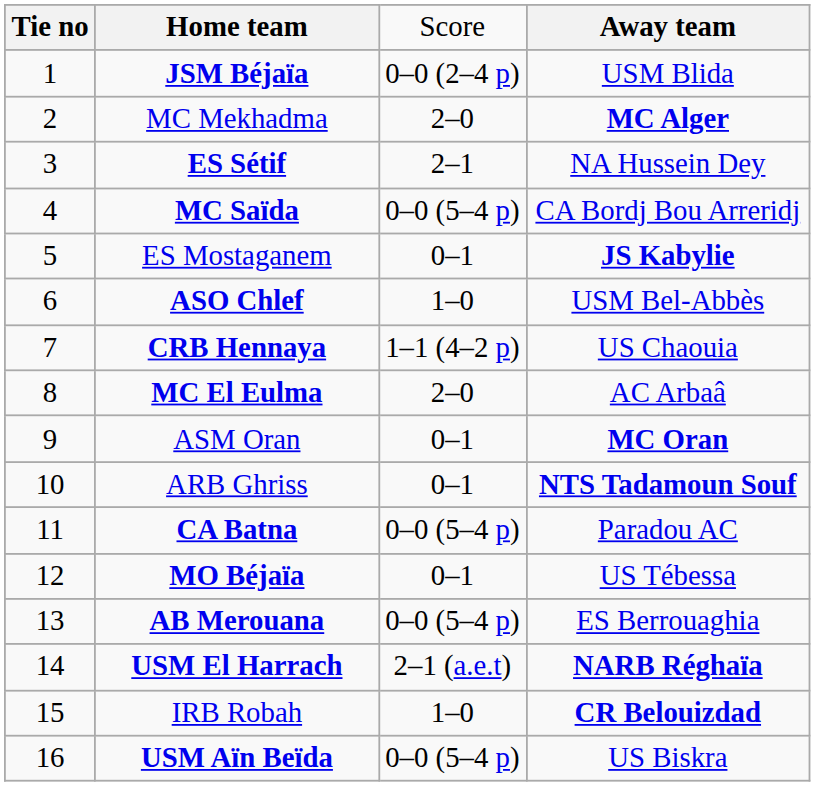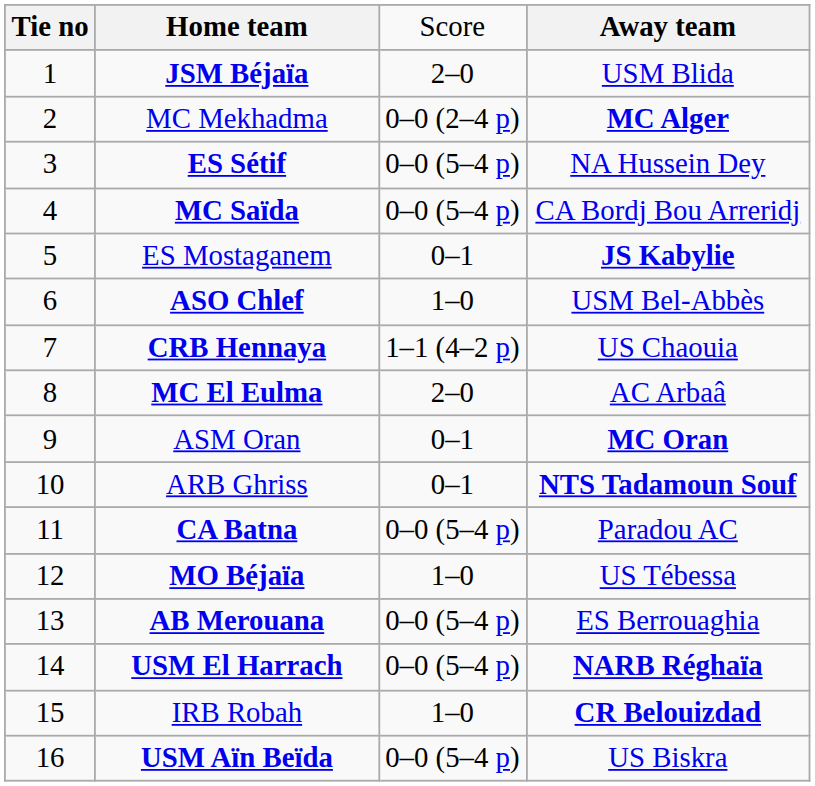(452, 73) 0–0 (2–4 p) -> (452, 73) 2–0
(452, 118) 2–0 -> (452, 118) 0–0 (2–4 p)
(452, 164) 2–1 -> (452, 164) 0–0 (5–4 p)
(452, 575) 0–1 -> (452, 575) 1–0
(452, 666) 2–1 (a.e.t) -> (452, 666) 0–0 (5–4 p)
